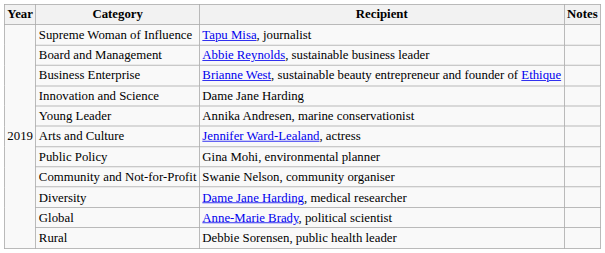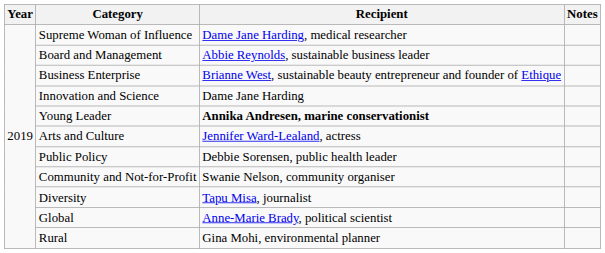(257, 34) Tapu Misa, journalist -> (305, 34) Dame Jane Harding, medical researcher
(308, 116) normal -> (316, 116) bold
(291, 156) Gina Mohi, environmental planner -> (300, 156) Debbie Sorensen, public health leader
(305, 197) Dame Jane Harding, medical researcher -> (257, 197) Tapu Misa, journalist
(300, 237) Debbie Sorensen, public health leader -> (291, 237) Gina Mohi, environmental planner
